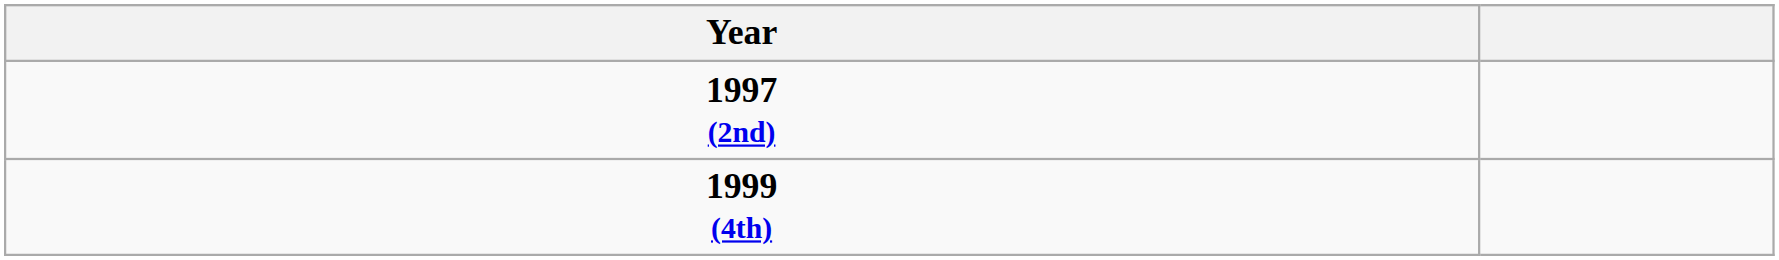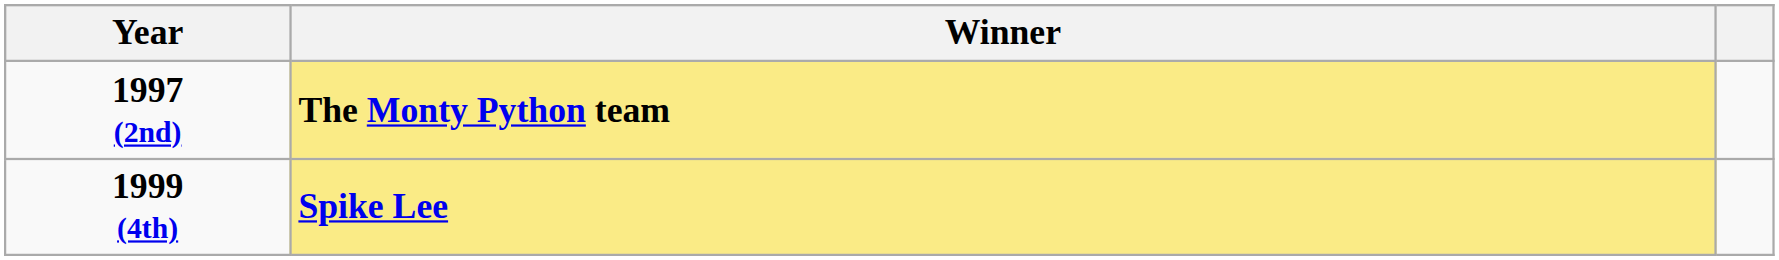+ column: (1003, 32)
